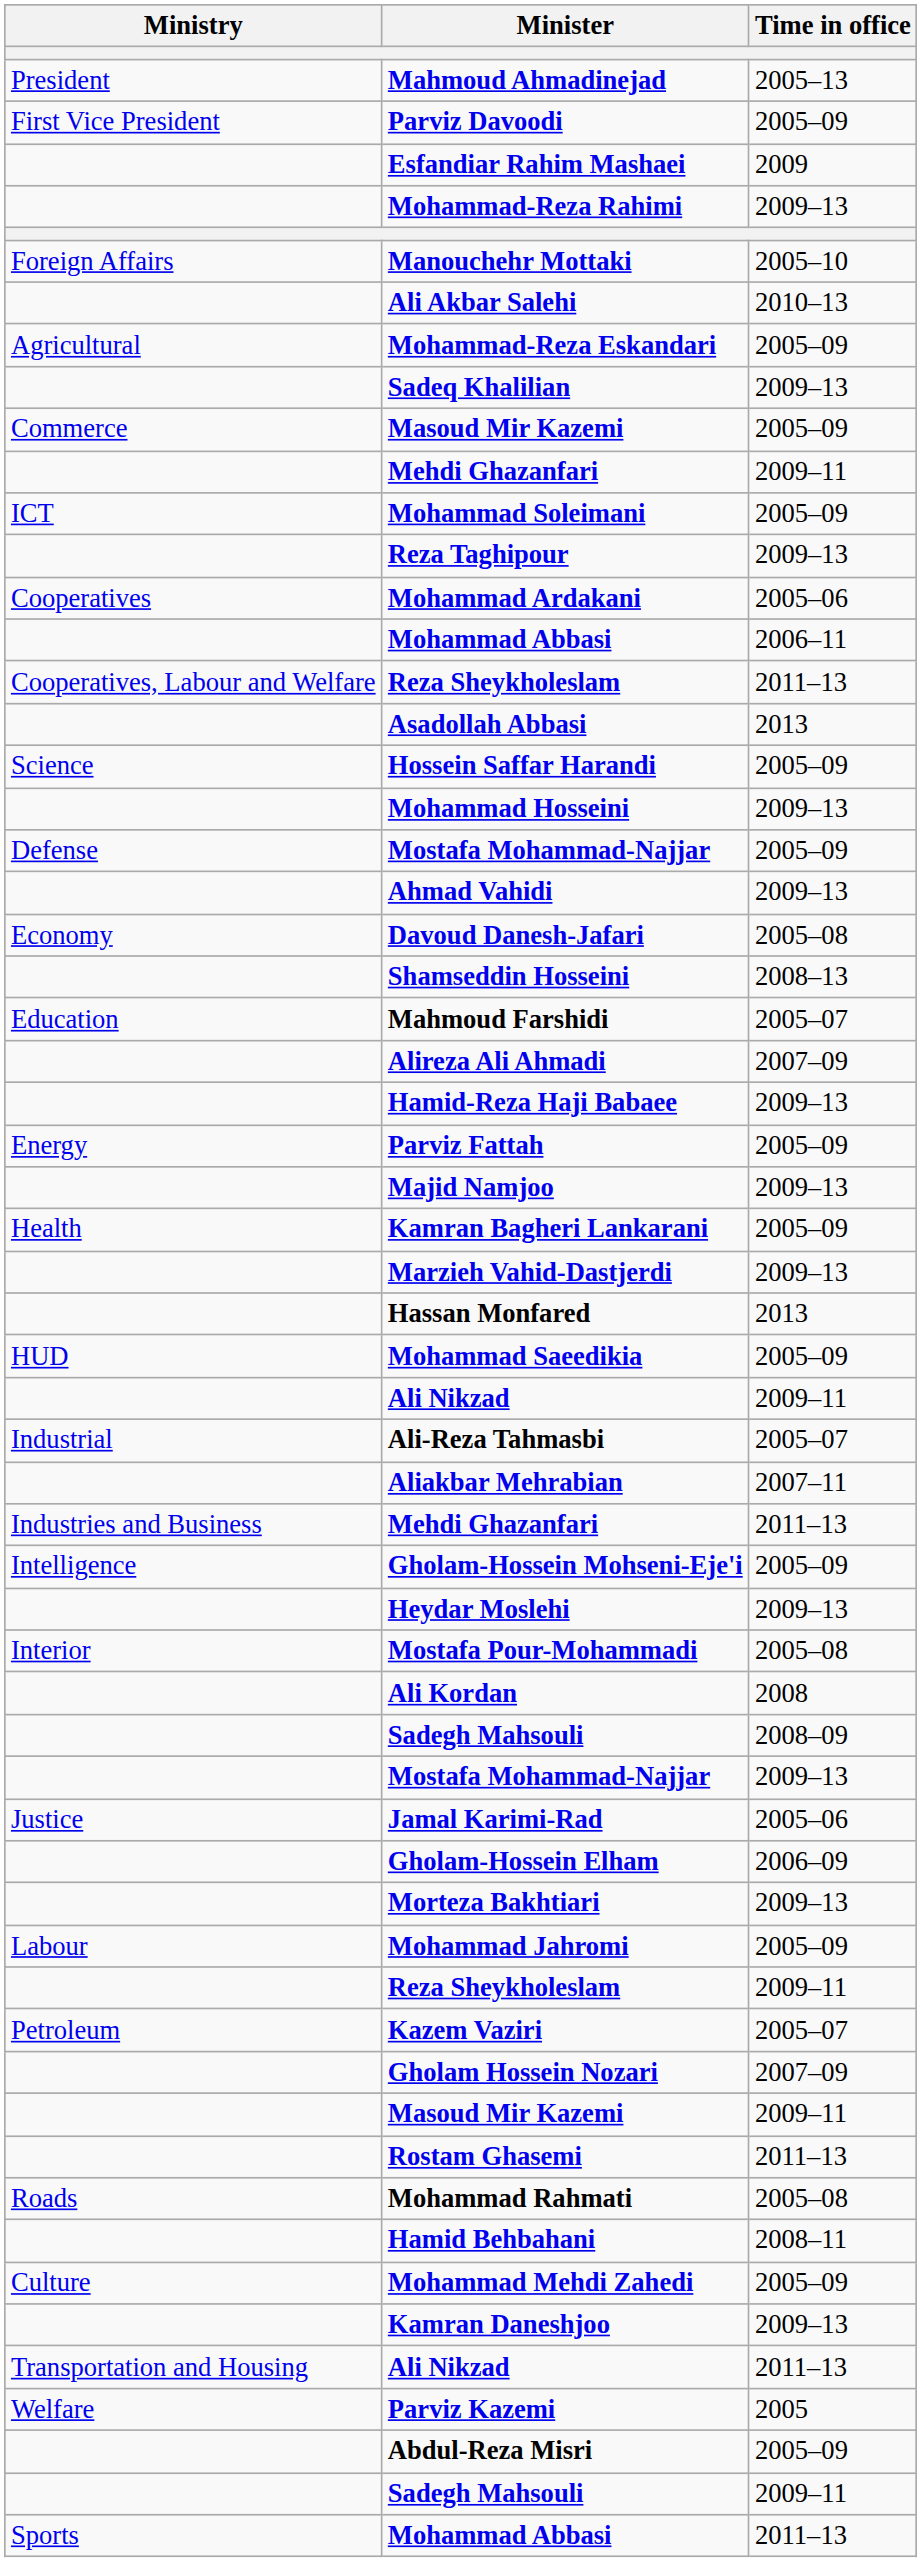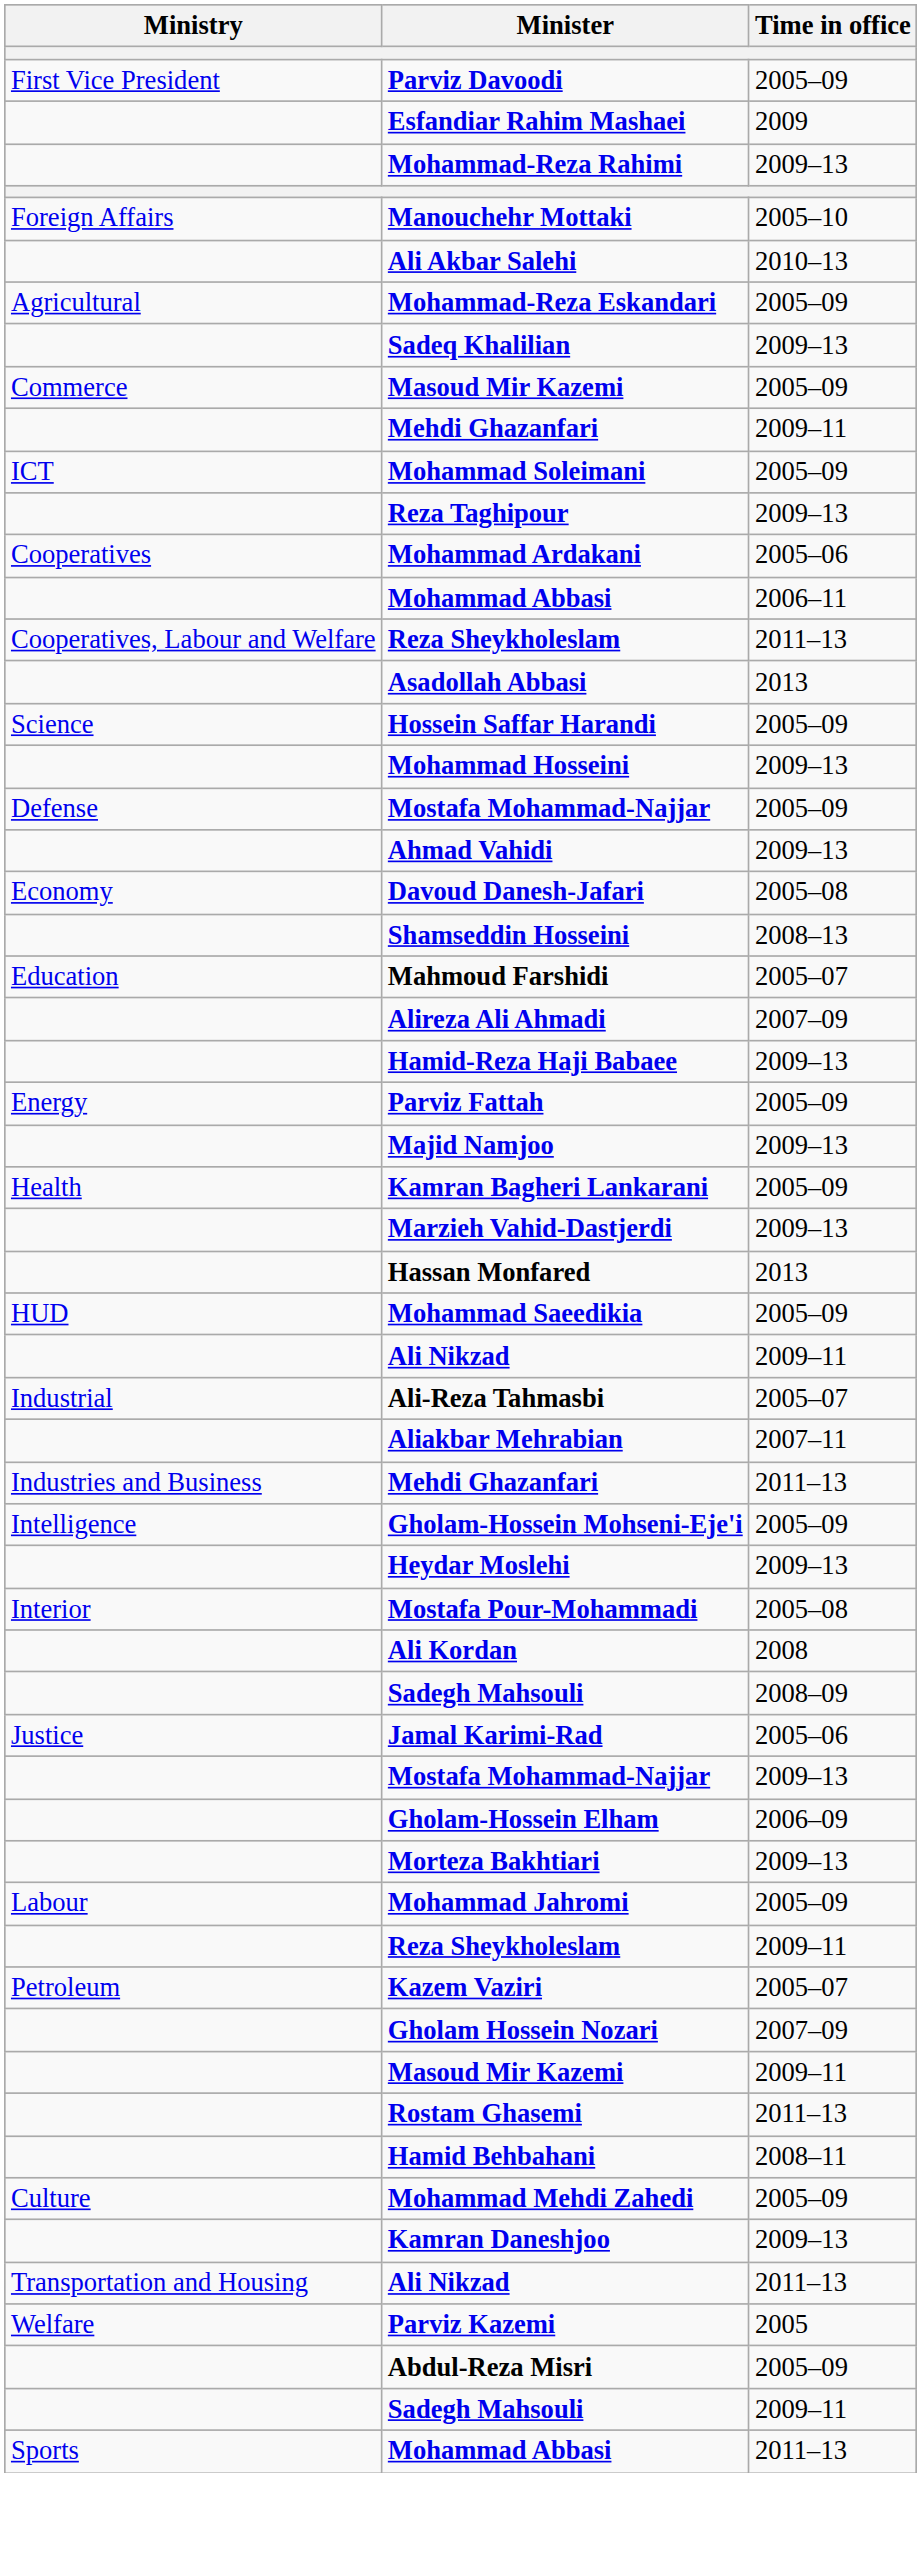- row: (527, 79)
rows swapped: (549, 1777) <-> (495, 1819)
- row: (510, 2198)
